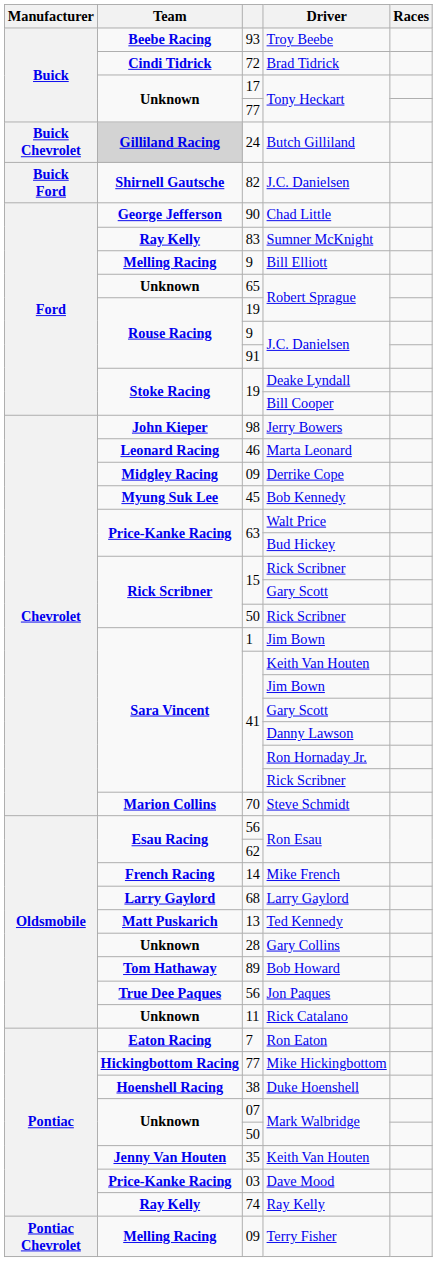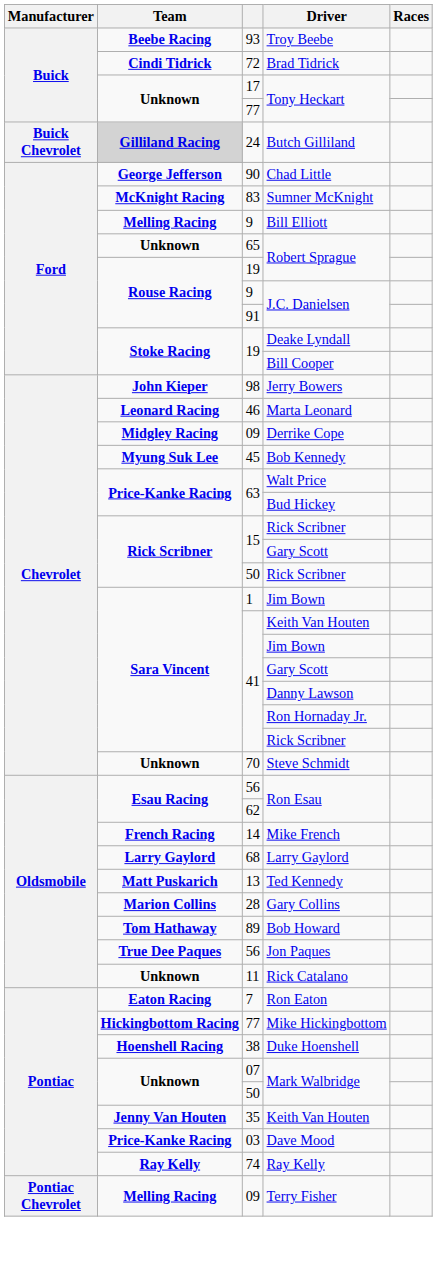- row: (253, 183)
(170, 238) Ray Kelly -> (170, 198) McKnight Racing
(170, 804) Marion Collins -> (170, 763) Unknown
(170, 945) Unknown -> (170, 905) Marion Collins
